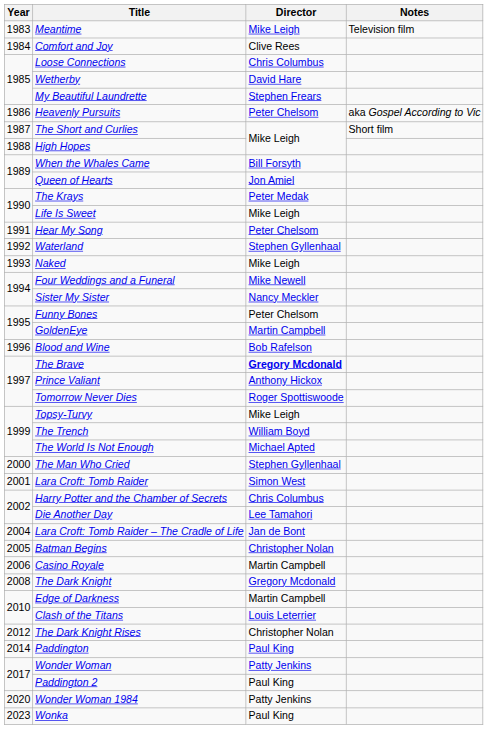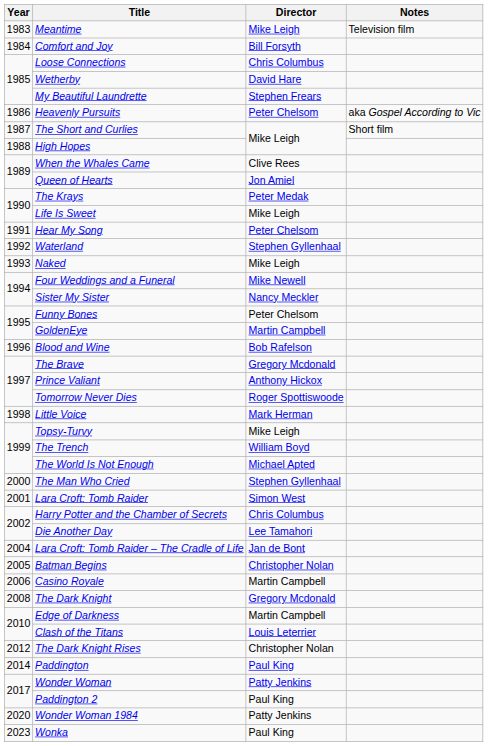(274, 46) Clive Rees -> (275, 46) Bill Forsyth
(275, 163) Bill Forsyth -> (274, 163) Clive Rees
(295, 364) bold -> (292, 364) normal
+ row: (61, 414)
